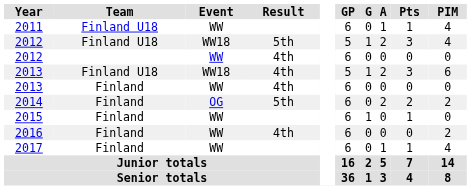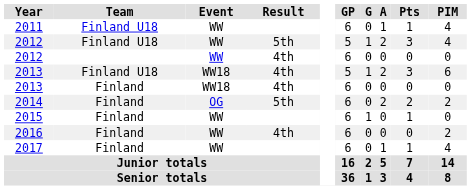(216, 42) WW18 -> (216, 42) WW
(216, 87) WW -> (216, 87) WW18
